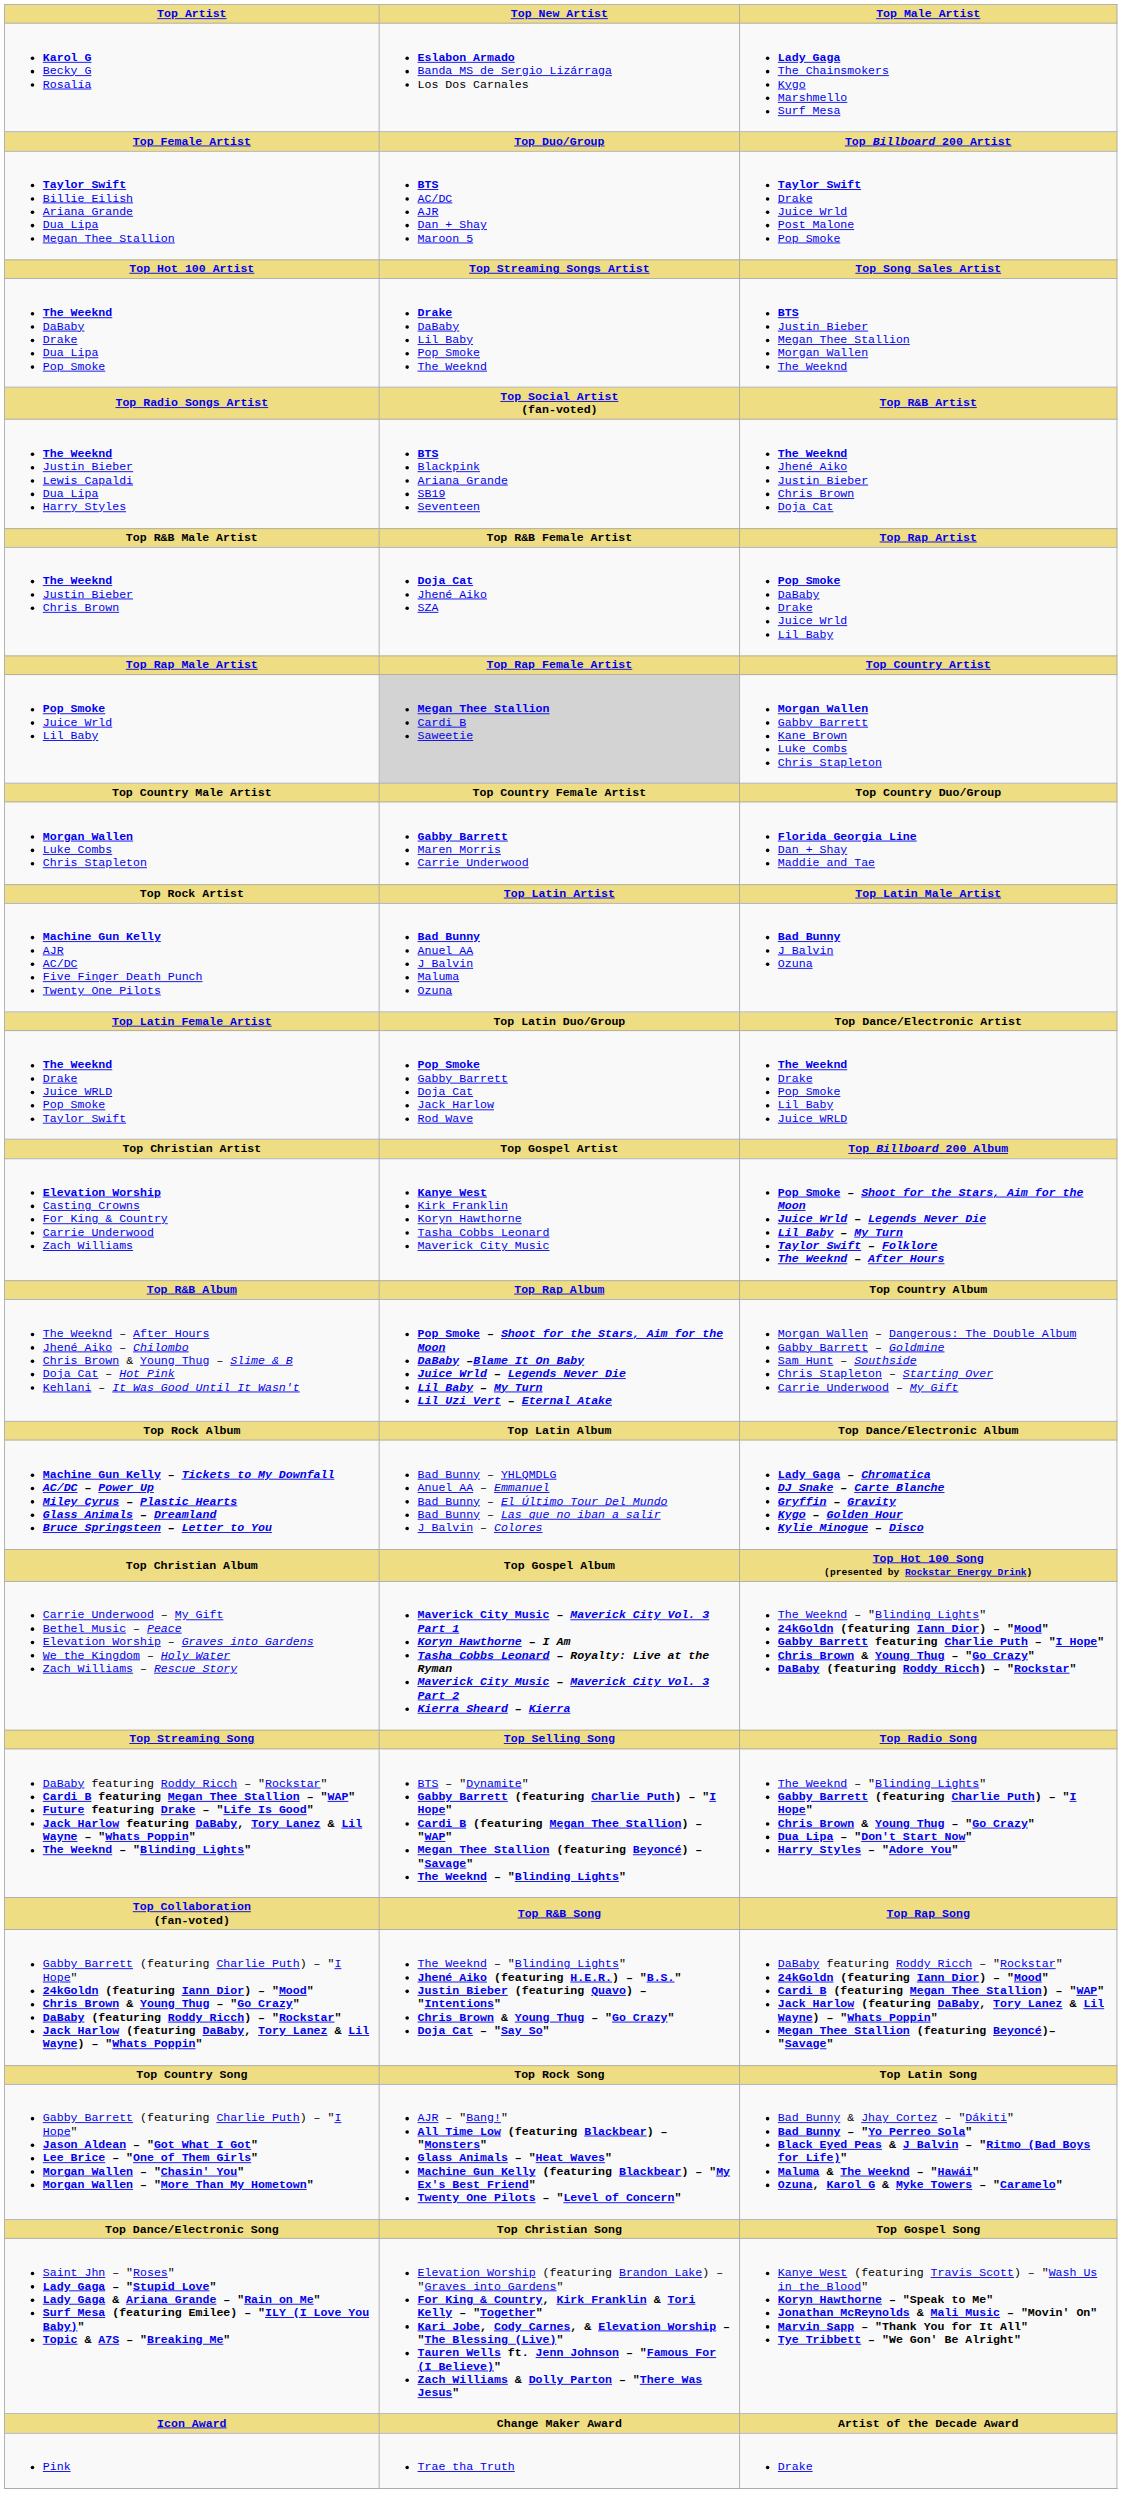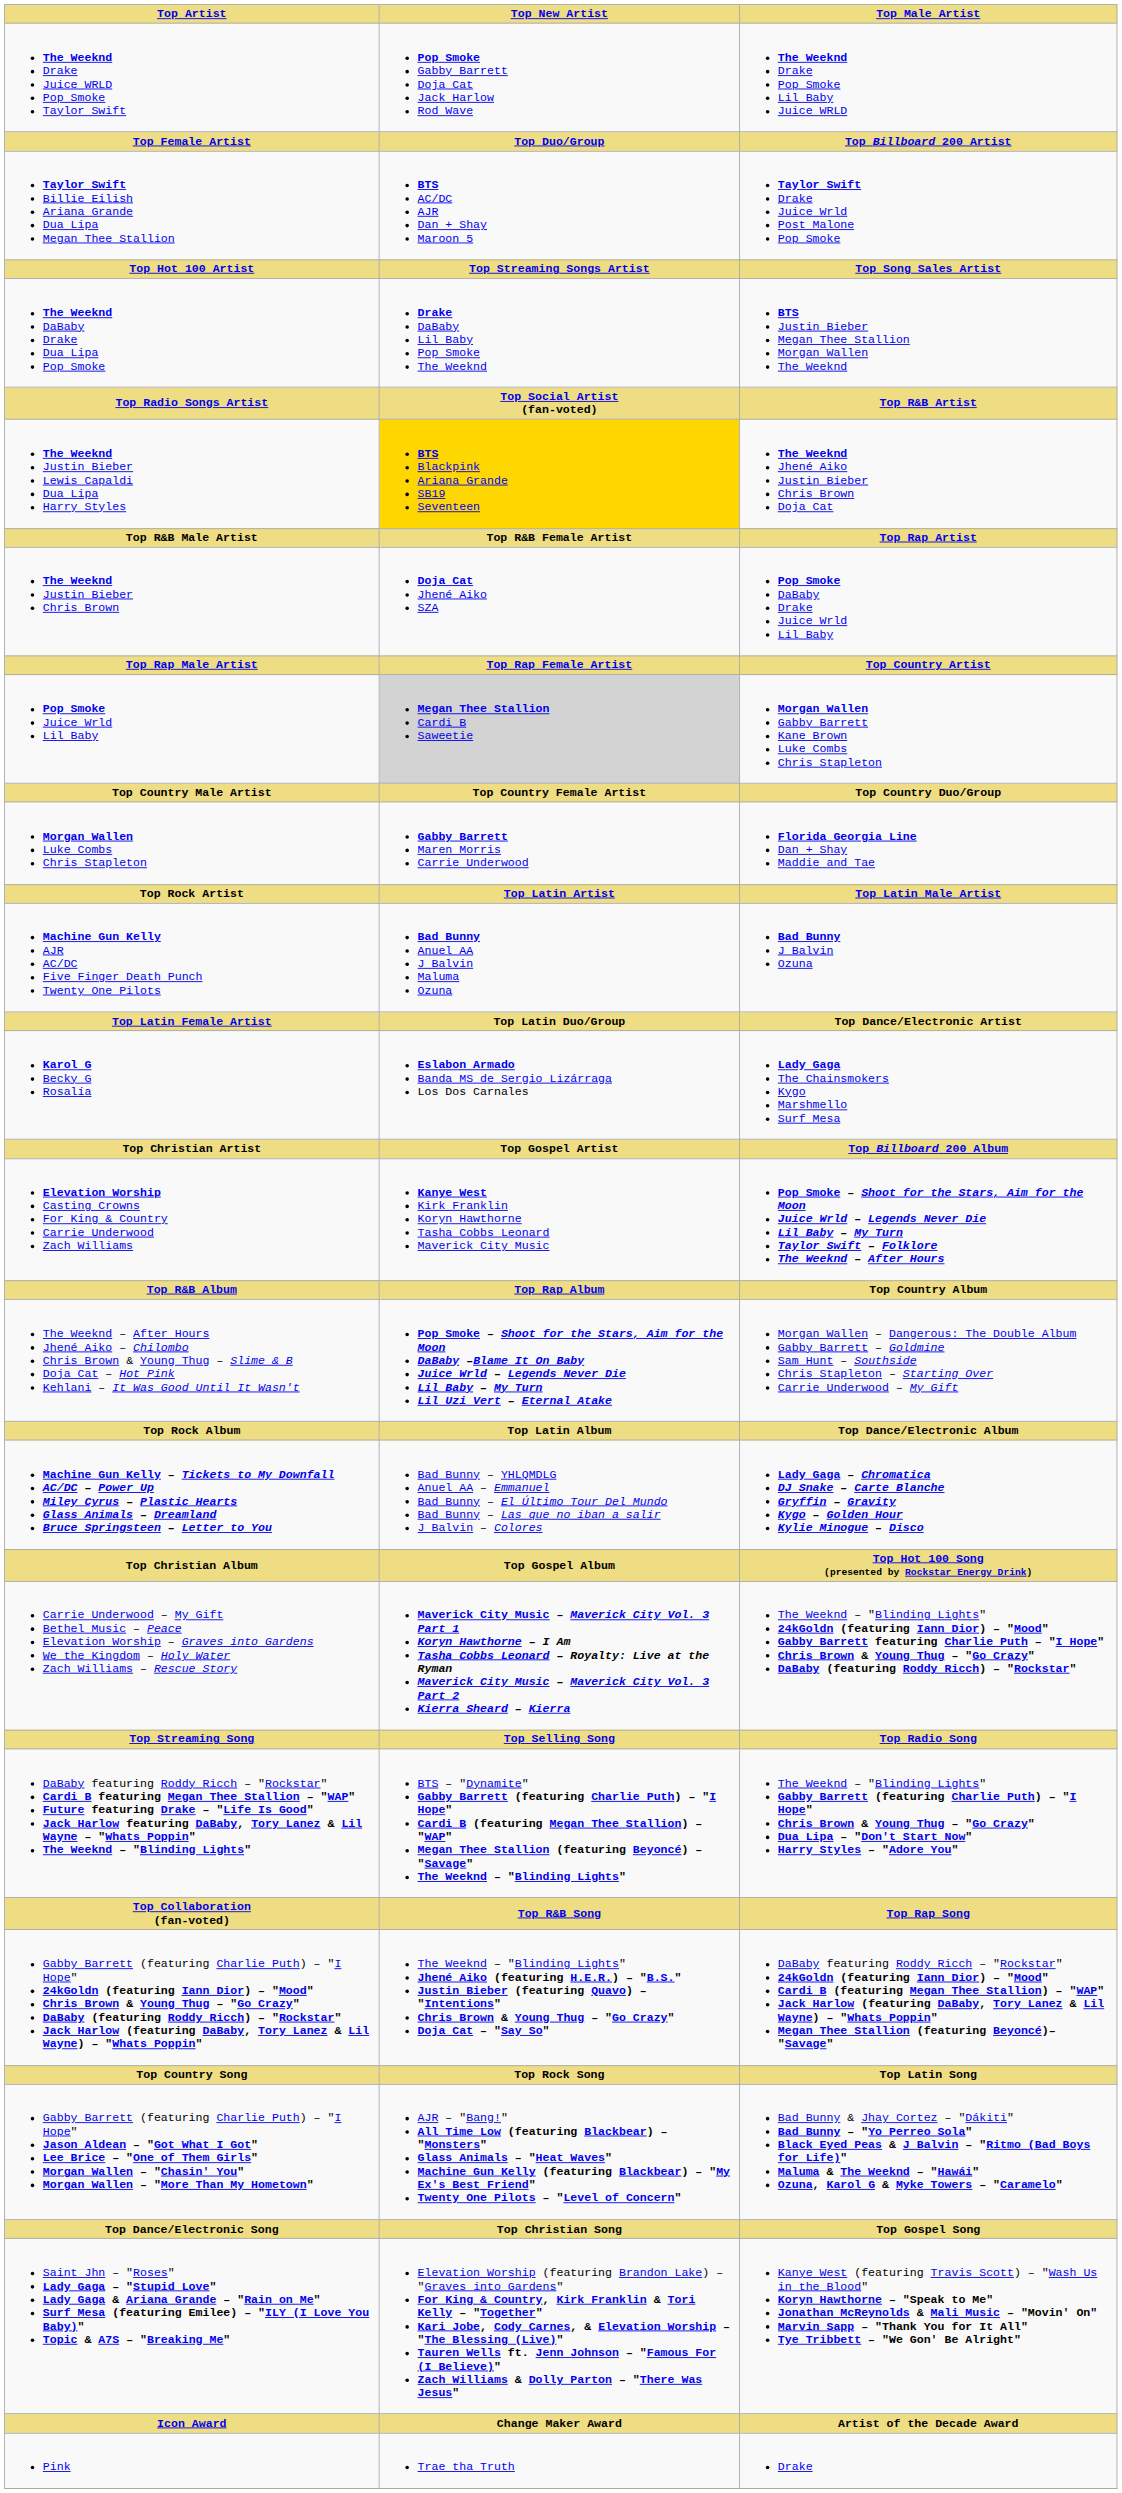rows swapped: (192, 1092) <-> (192, 71)
(559, 481) no background -> (559, 481) gold background
